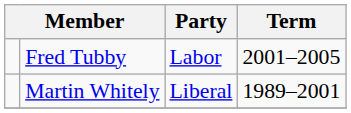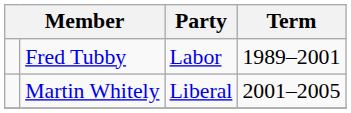(291, 56) 2001–2005 -> (291, 56) 1989–2001
(291, 90) 1989–2001 -> (291, 90) 2001–2005
